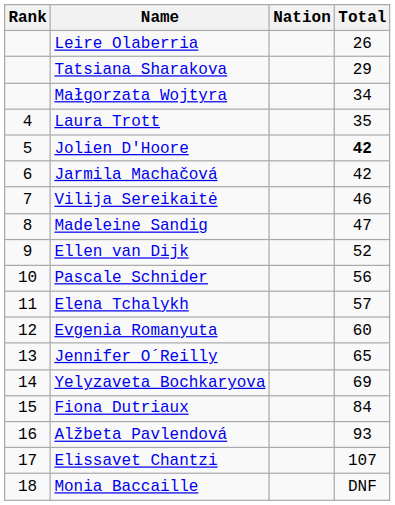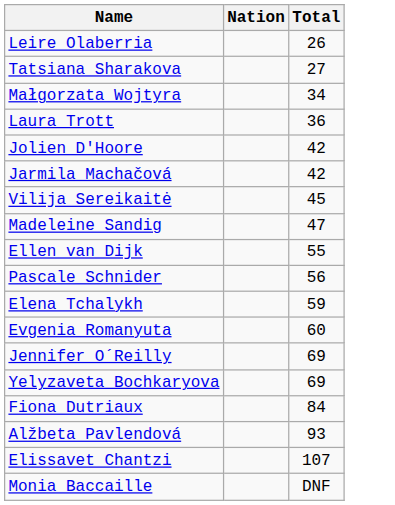- column: (28, 18)
(362, 70) 29 -> (316, 70) 27
(362, 122) 35 -> (316, 122) 36
(362, 148) bold -> (316, 148) normal
(362, 200) 46 -> (316, 200) 45
(362, 252) 52 -> (316, 252) 55
(362, 304) 57 -> (316, 304) 59
(362, 356) 65 -> (316, 356) 69
